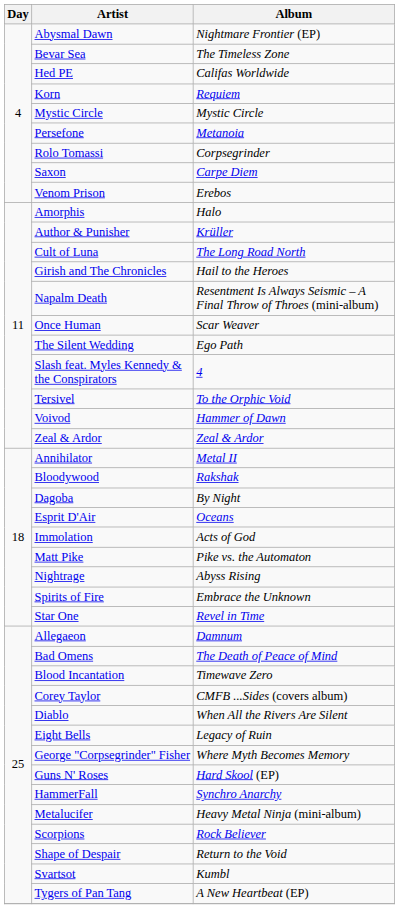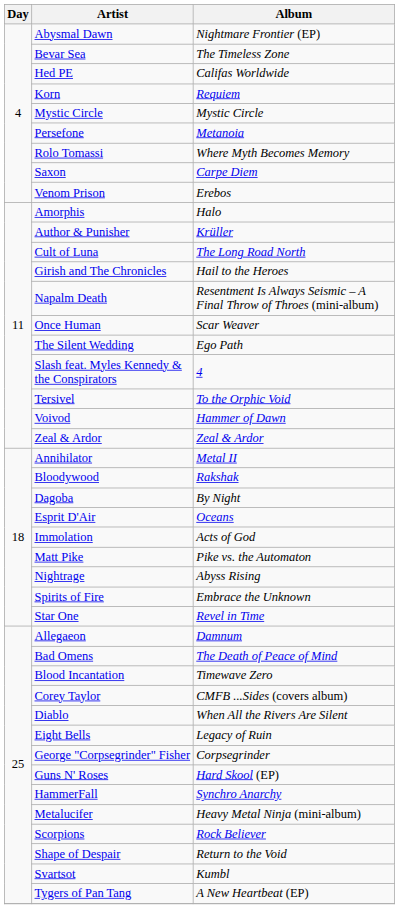(233, 152) Corpsegrinder -> (273, 152) Where Myth Becomes Memory
(273, 755) Where Myth Becomes Memory -> (233, 755) Corpsegrinder
